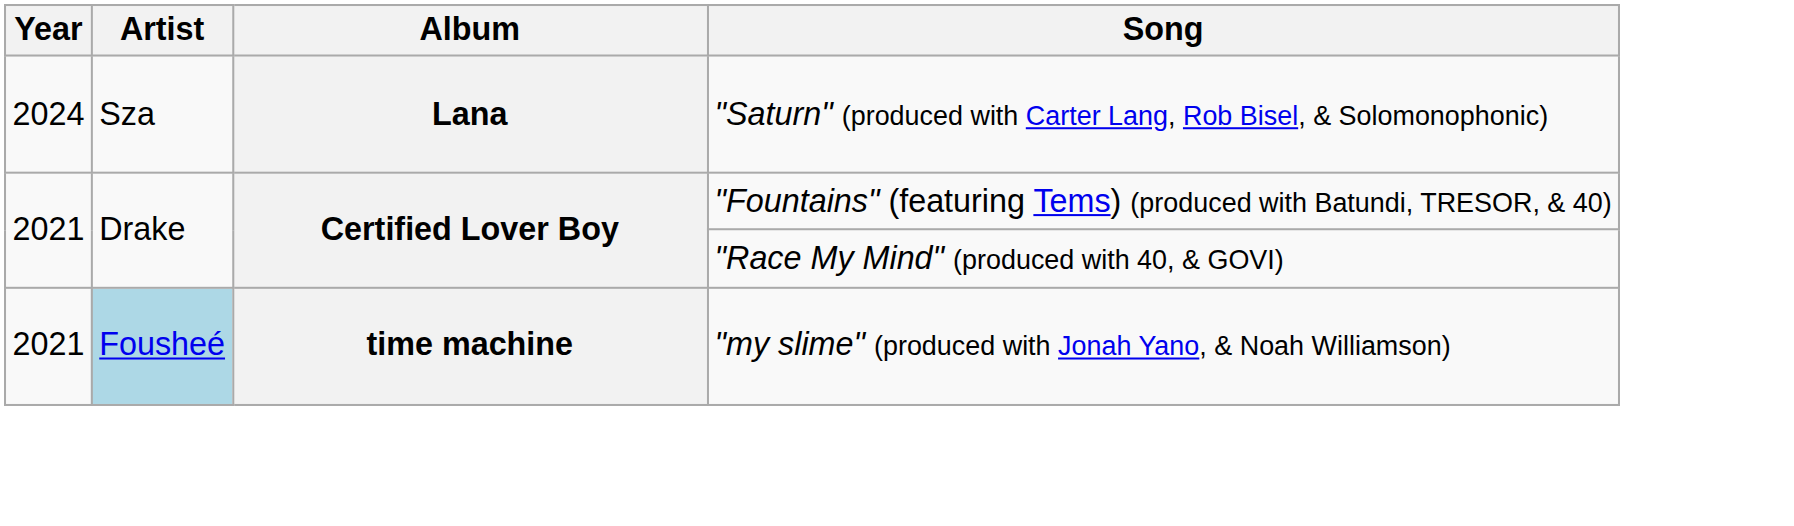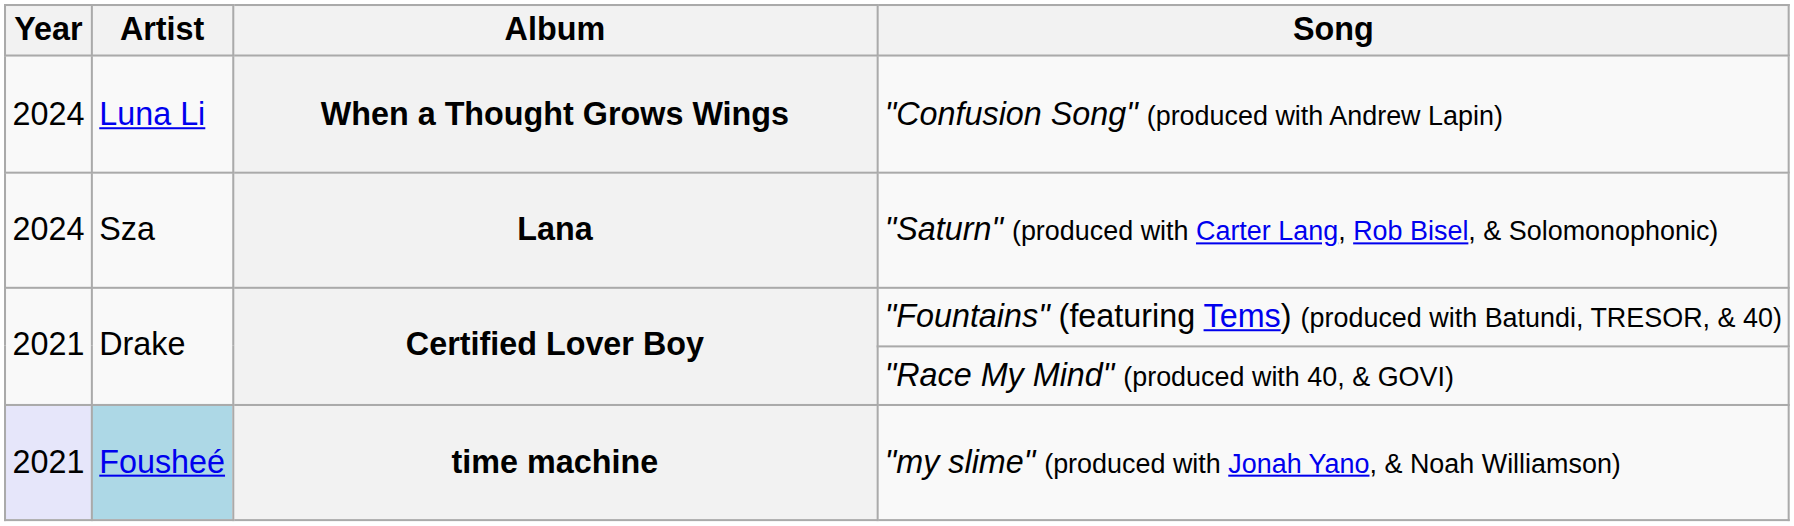+ row: (1194, 113)
(48, 345) no background -> (48, 461) lavender background
